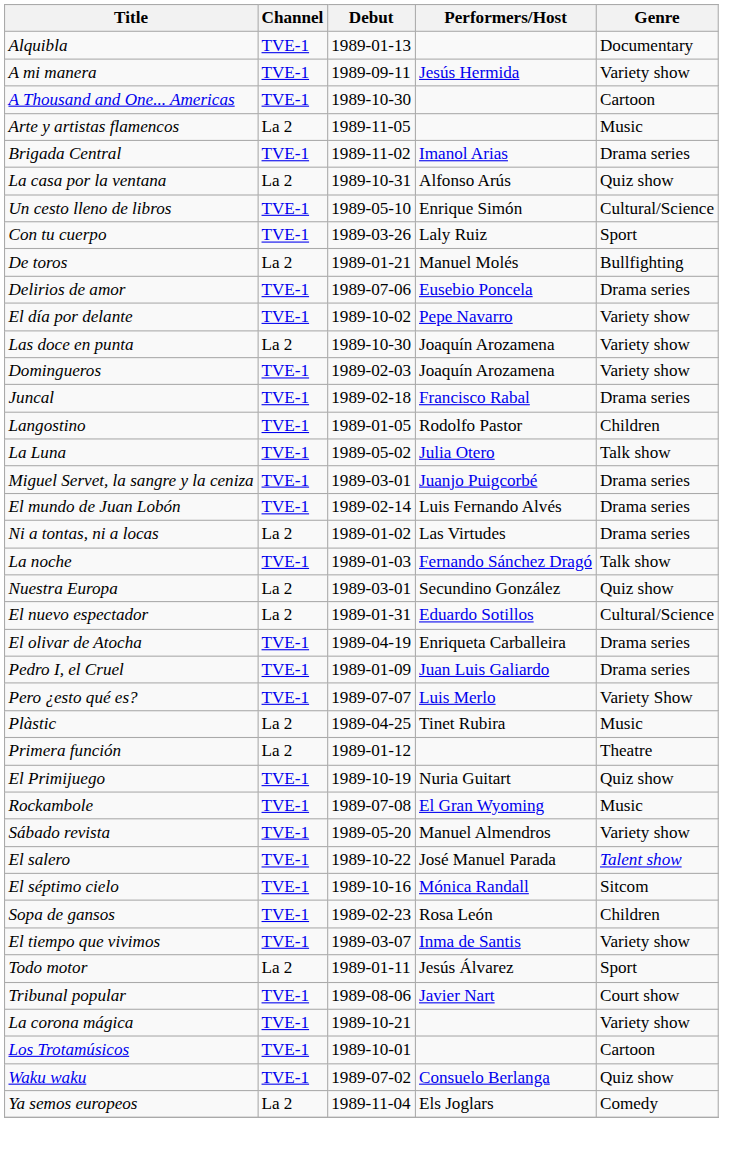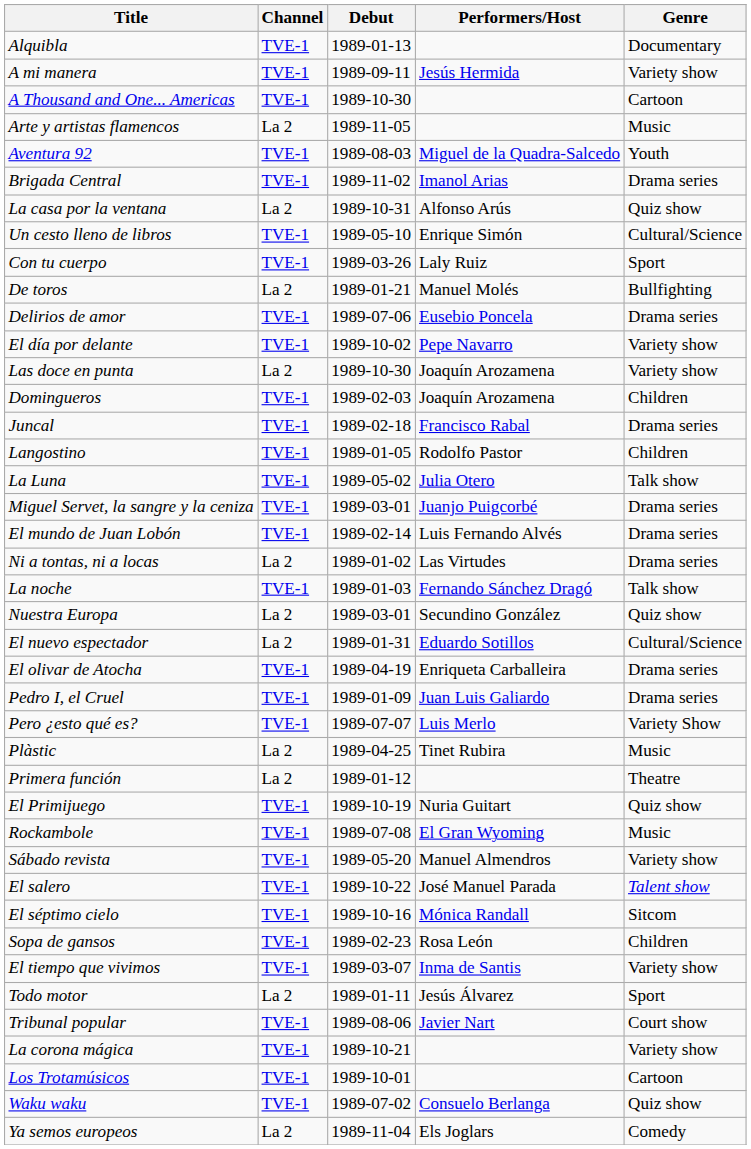+ row: (50, 153)
(645, 371) Variety show -> (658, 398) Children
